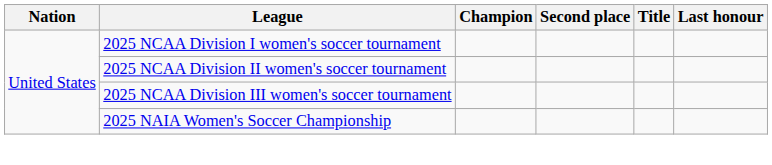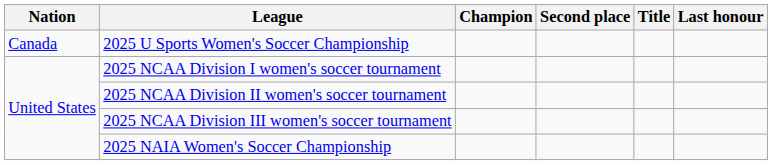+ row: (256, 43)
